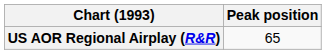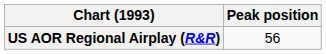(272, 37) 65 -> (272, 37) 56
